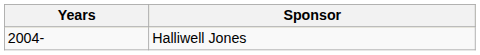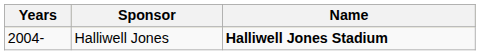+ column: (349, 15)
